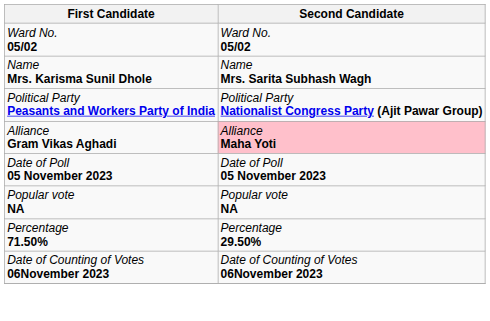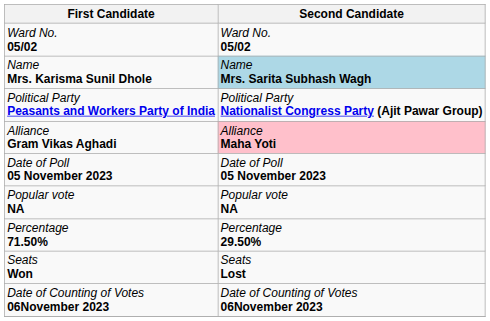(296, 72) no background -> (296, 72) lightblue background
+ row: (22, 267)
